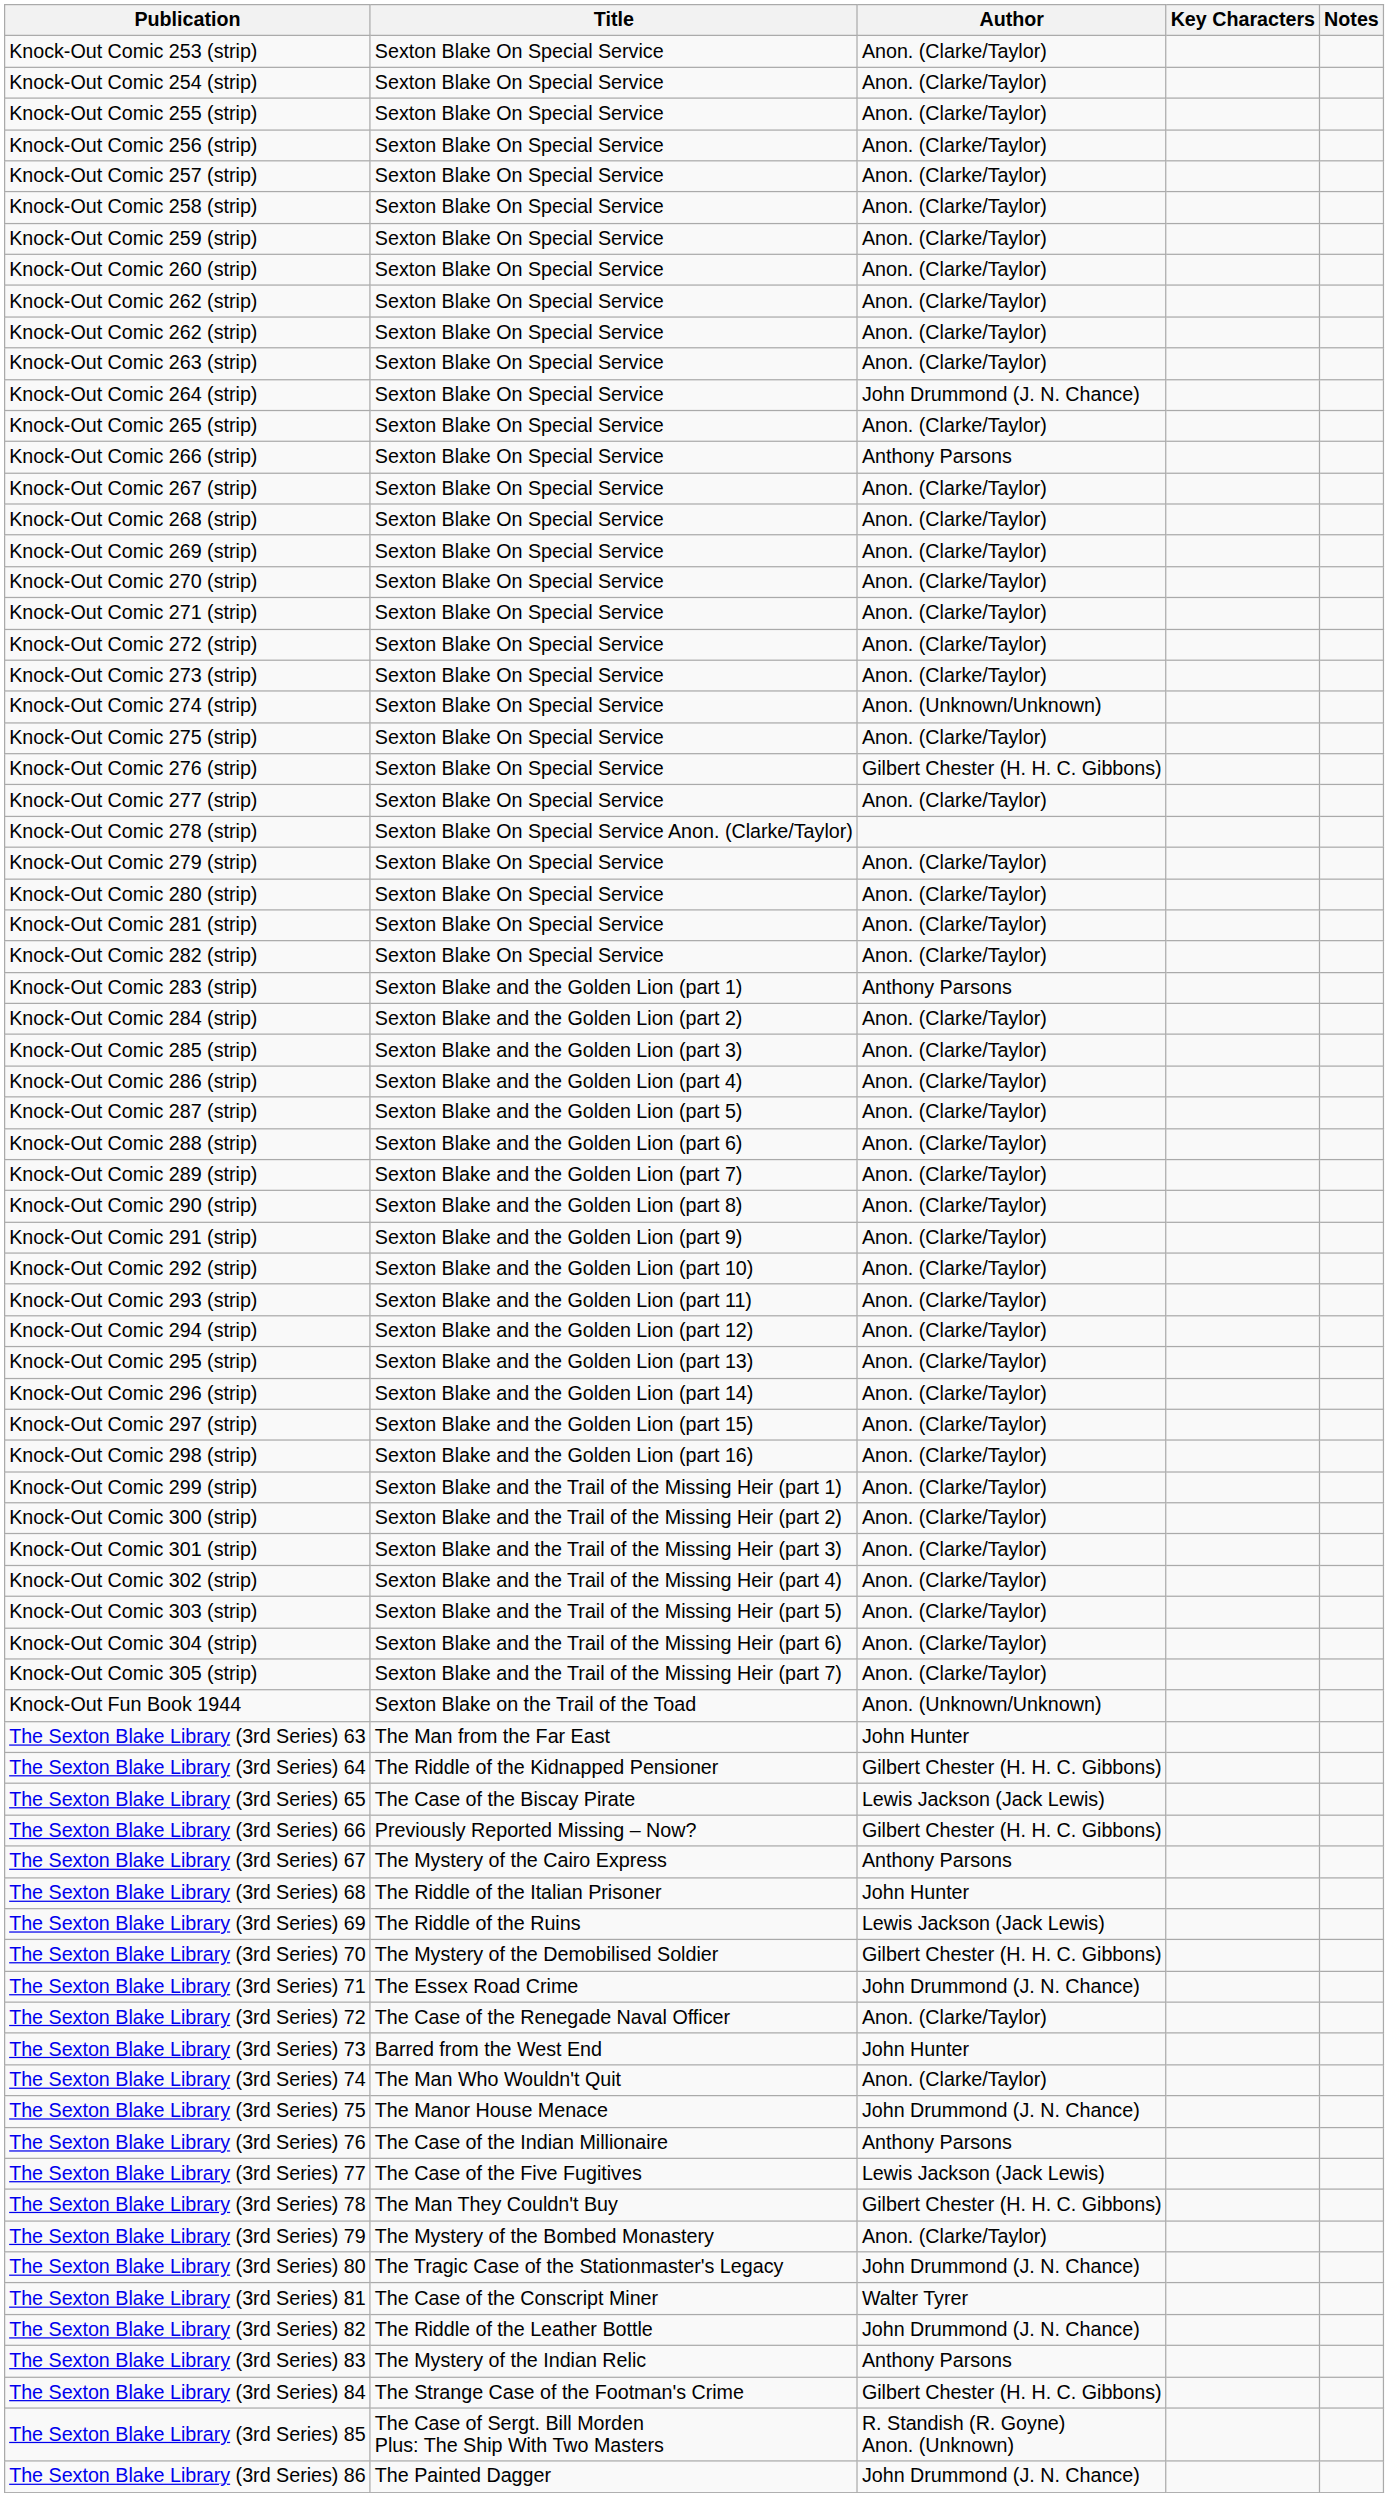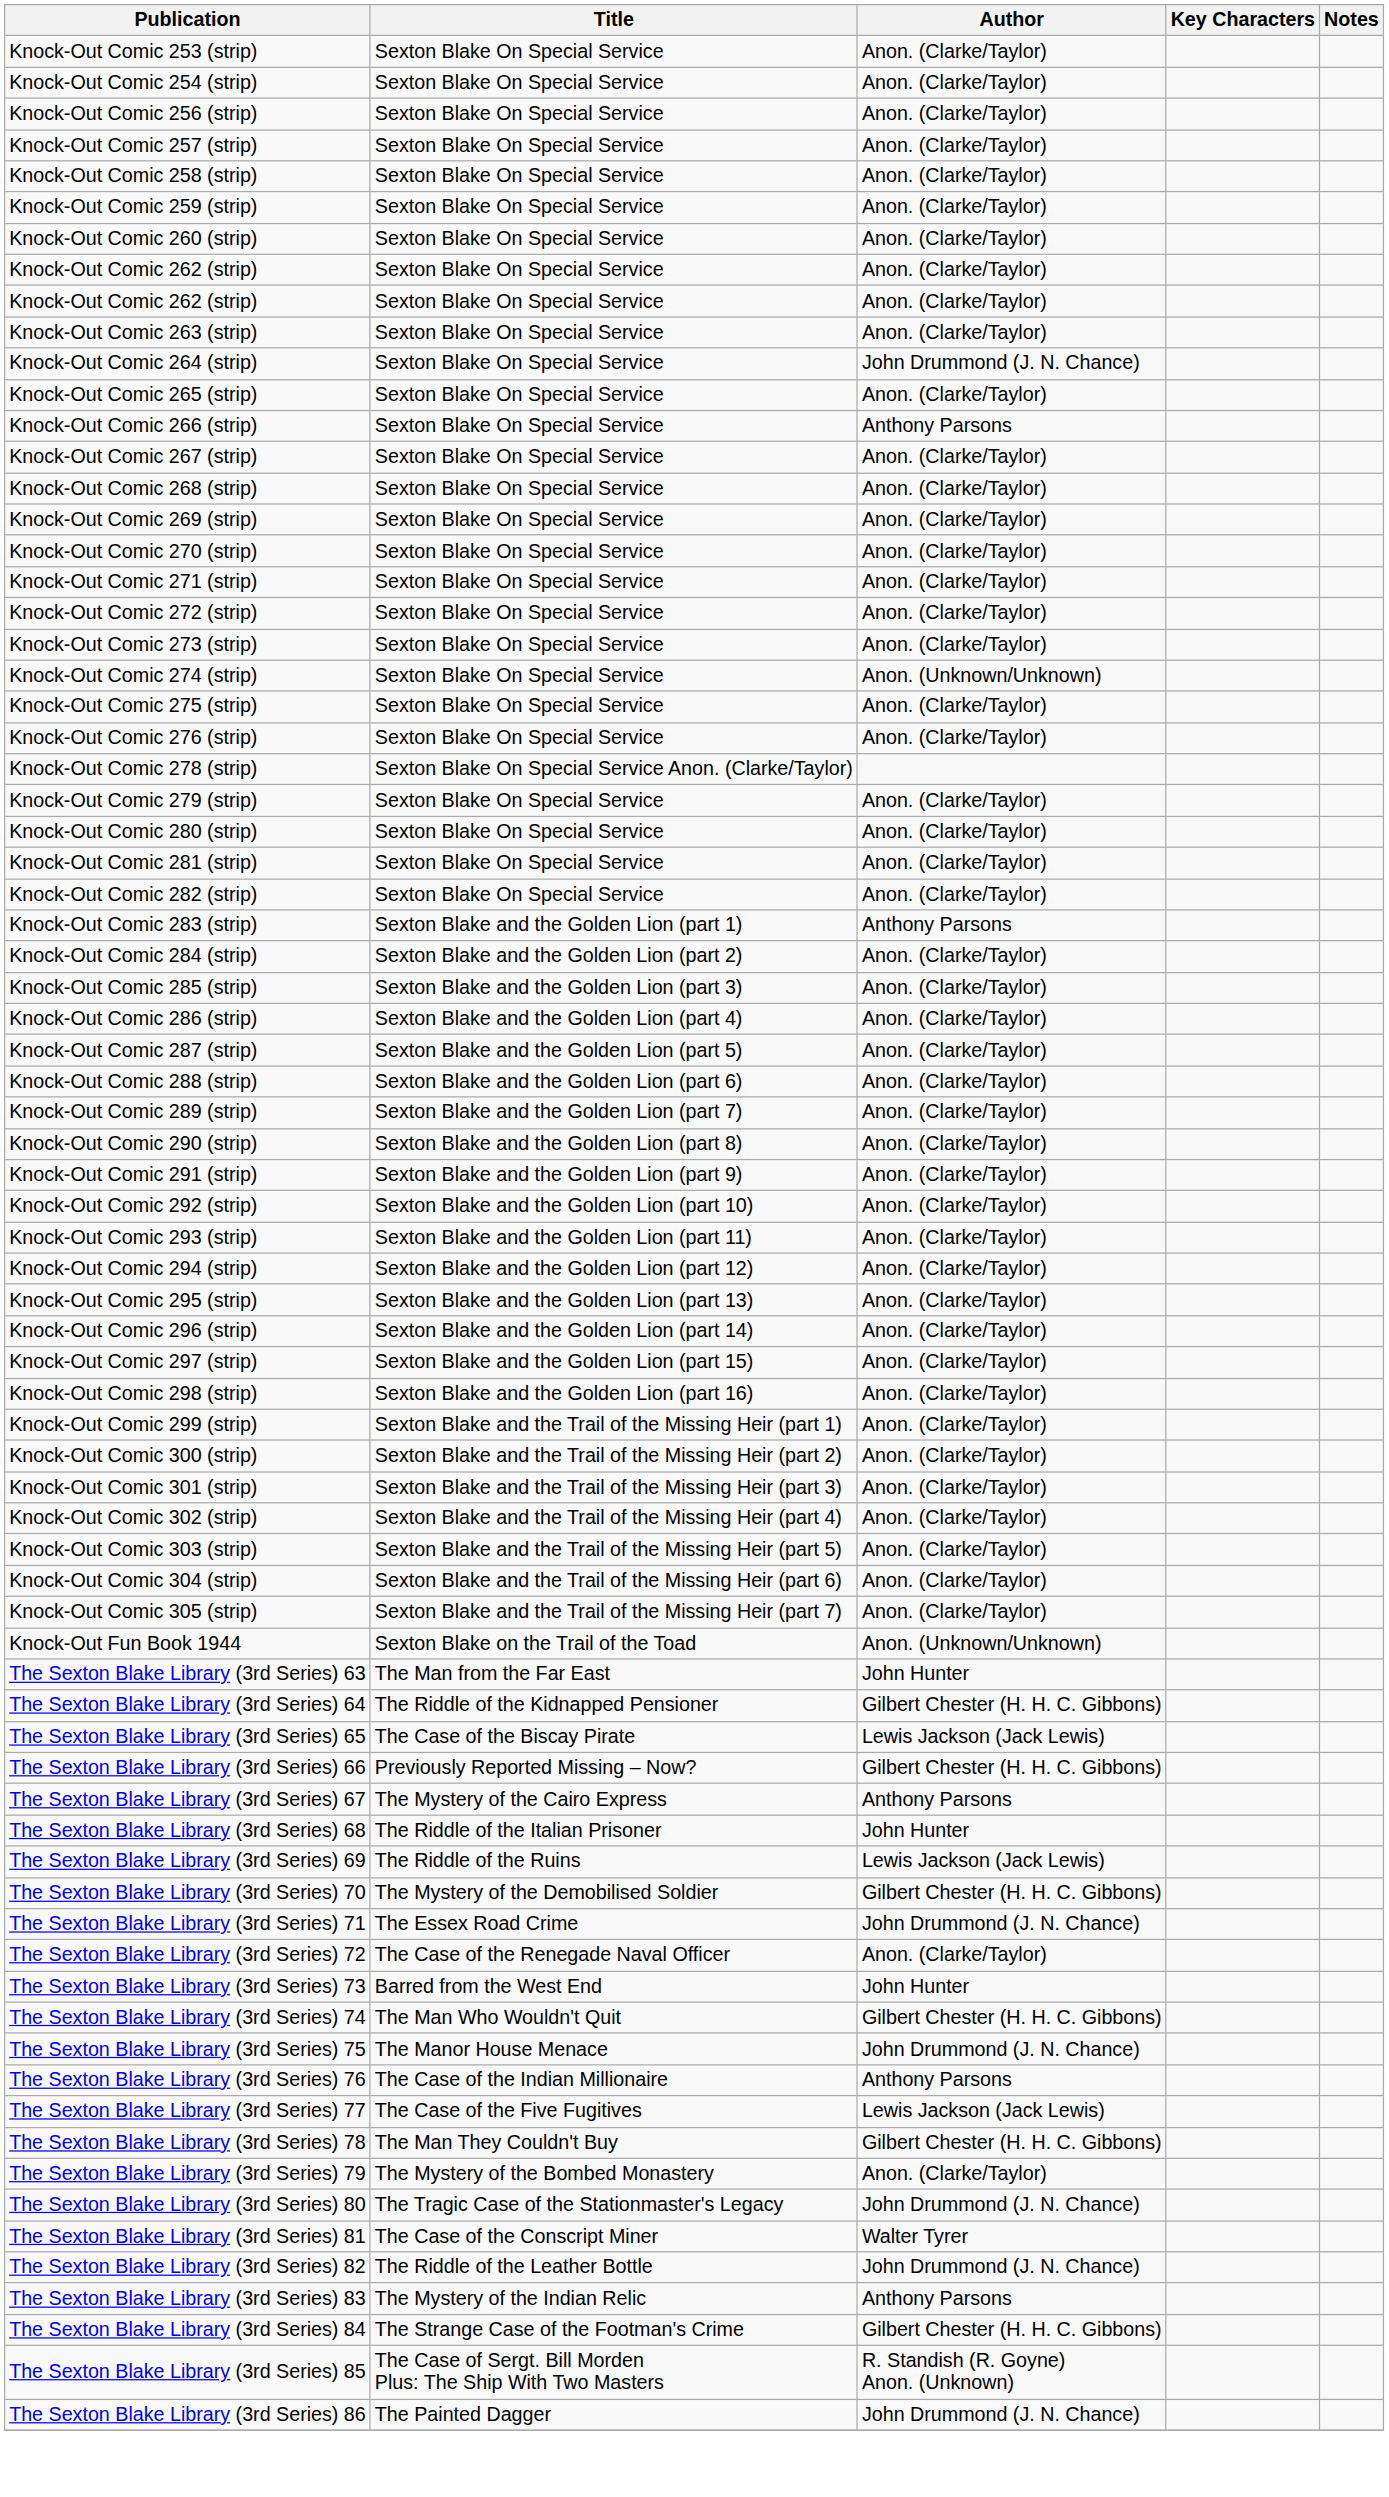- row: (133, 113)
(1012, 769) Gilbert Chester (H. H. C. Gibbons) -> (954, 737) Anon. (Clarke/Taylor)
- row: (133, 800)
(954, 2080) Anon. (Clarke/Taylor) -> (1012, 2017) Gilbert Chester (H. H. C. Gibbons)
